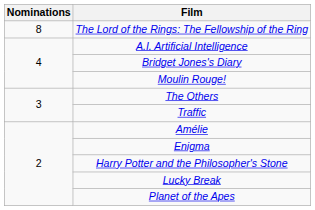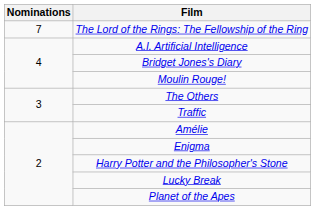(39, 29) 8 -> (39, 29) 7
